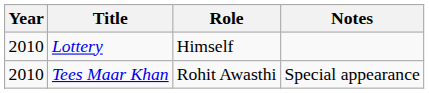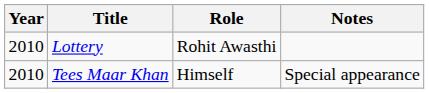(205, 46) Himself -> (227, 46) Rohit Awasthi
(227, 74) Rohit Awasthi -> (205, 74) Himself
